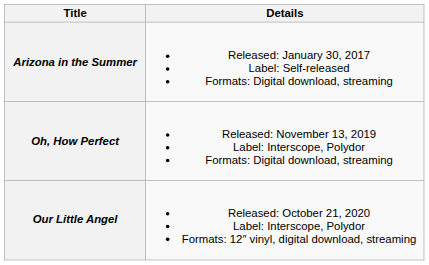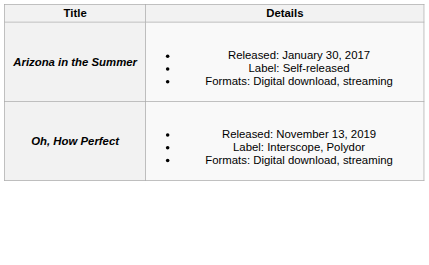- row: (75, 220)
